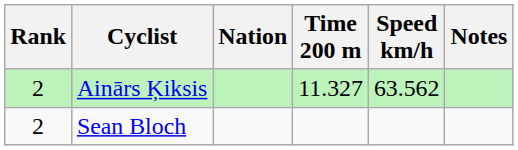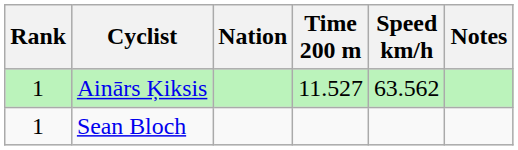(38, 88) 2 -> (38, 88) 1
(331, 88) 11.327 -> (331, 88) 11.527
(38, 125) 2 -> (38, 125) 1
